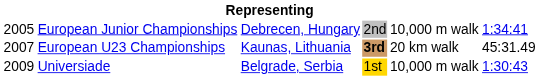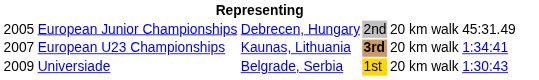(434, 29) 10,000 m walk -> (424, 29) 20 km walk
(505, 29) 1:34:41 -> (489, 29) 45:31.49
(509, 48) 45:31.49 -> (485, 48) 1:34:41
(434, 67) 10,000 m walk -> (424, 67) 20 km walk
